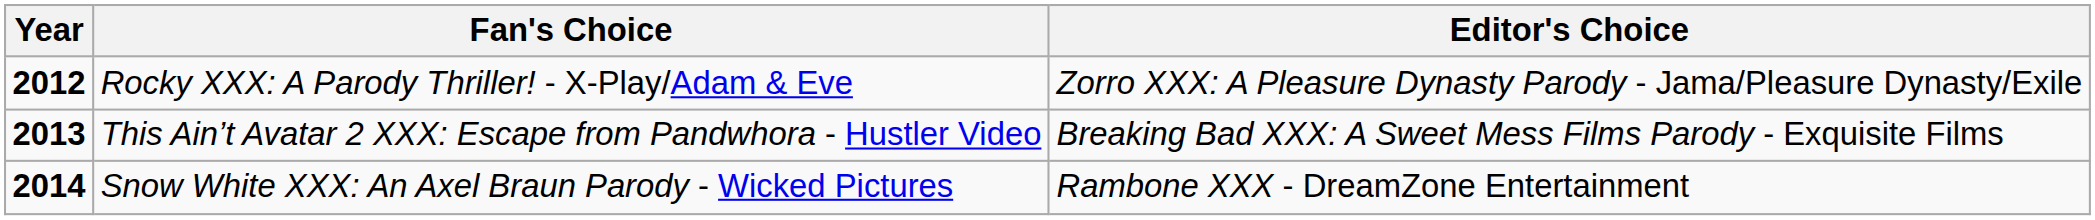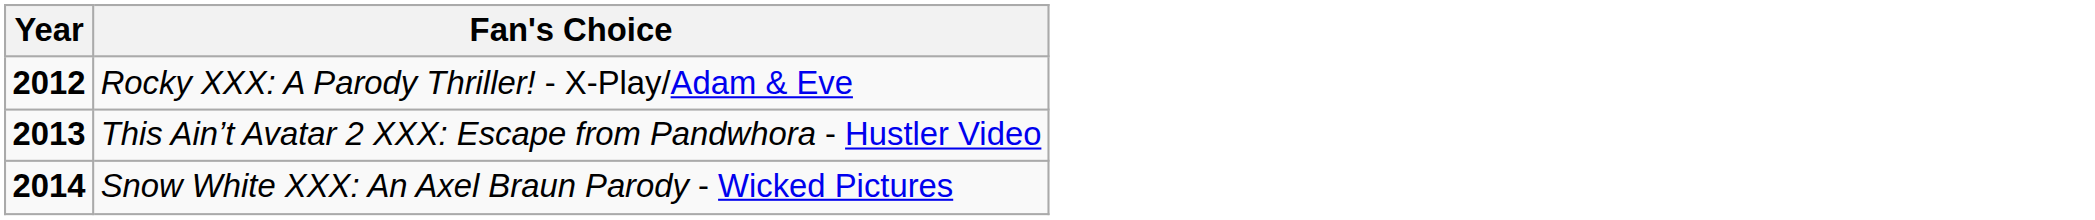- column: (1569, 30)
